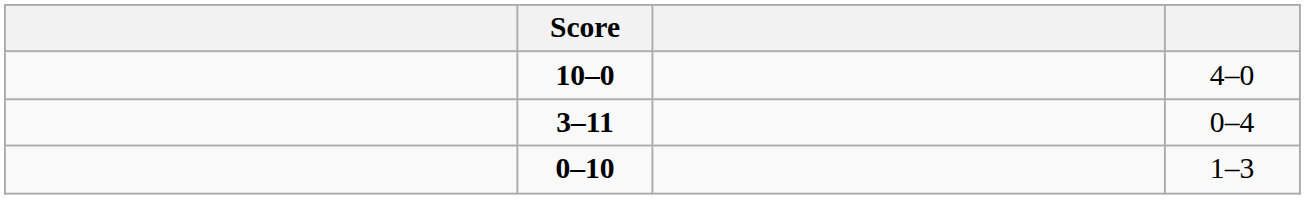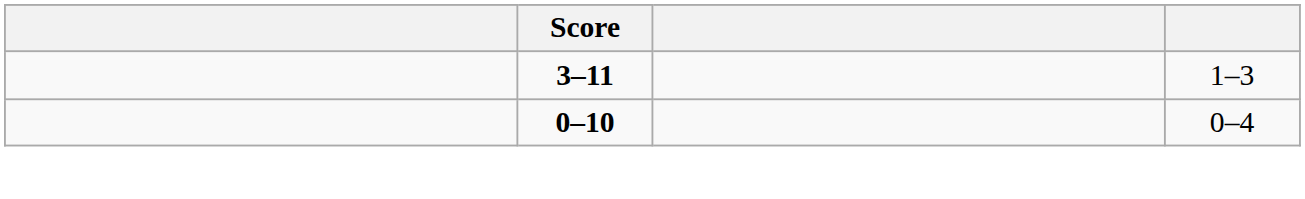- row: (585, 74)
(1232, 121) 0–4 -> (1232, 74) 1–3
(1232, 168) 1–3 -> (1232, 121) 0–4
